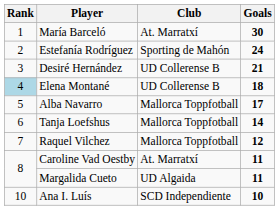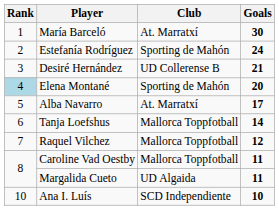(180, 86) UD Collerense B -> (185, 86) Sporting de Mahón
(258, 86) 18 -> (258, 86) 20
(189, 104) Mallorca Toppfotball -> (169, 104) At. Marratxí
(169, 159) At. Marratxí -> (189, 159) Mallorca Toppfotball
